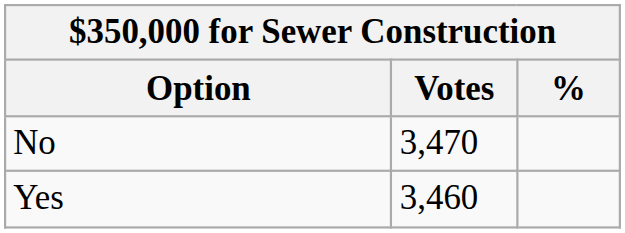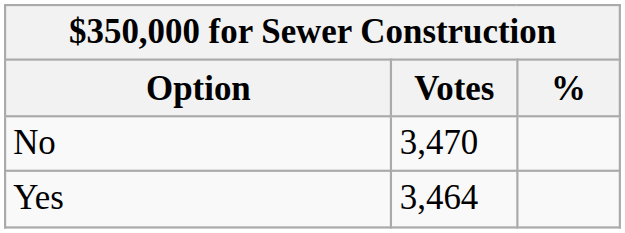(439, 198) 3,460 -> (439, 198) 3,464
